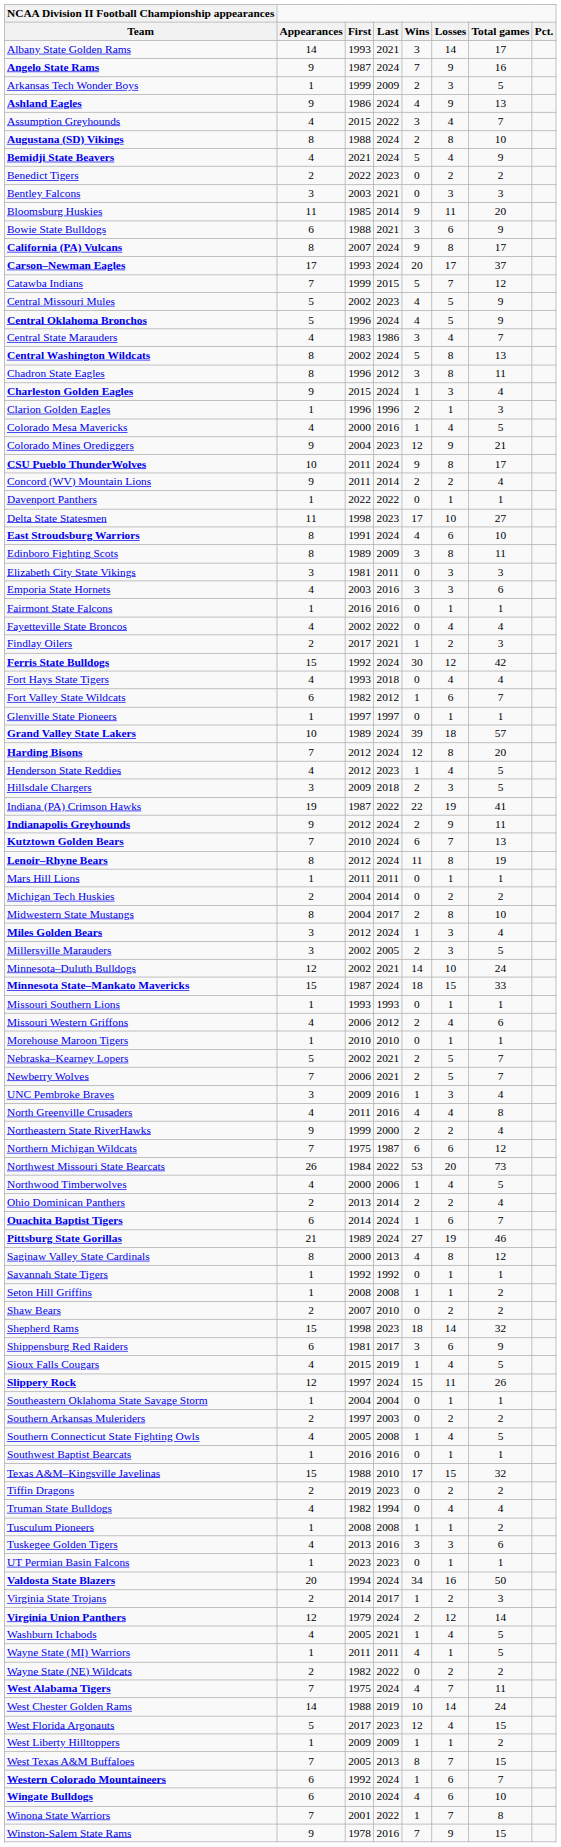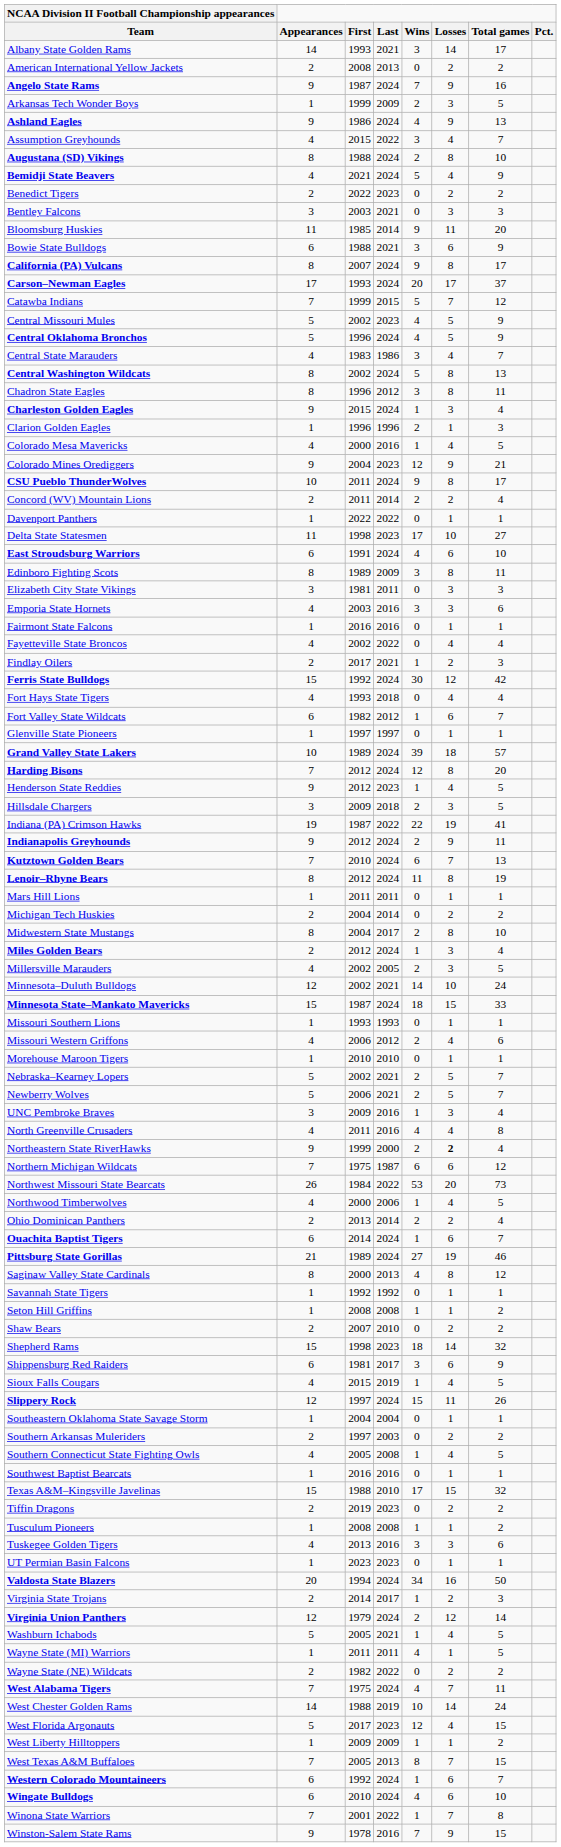+ row: (95, 67)
(311, 481) 9 -> (311, 499) 2
(311, 535) 8 -> (311, 553) 6
(311, 770) 4 -> (311, 788) 9
(311, 932) 3 -> (311, 950) 2
(311, 950) 3 -> (311, 968) 4
(311, 1076) 7 -> (311, 1094) 5
(450, 1130) normal -> (450, 1148) bold
- row: (59, 1508)
(311, 1634) 4 -> (311, 1634) 5
